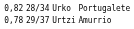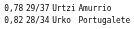rows swapped: (64, 20) <-> (62, 8)
